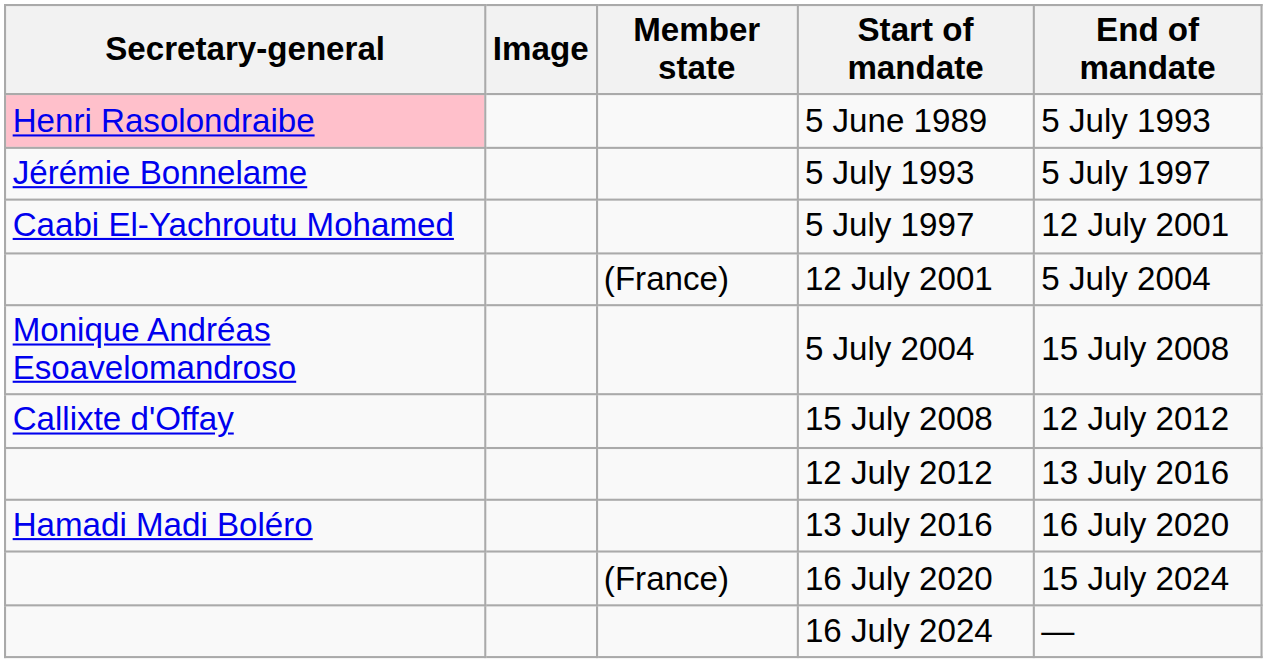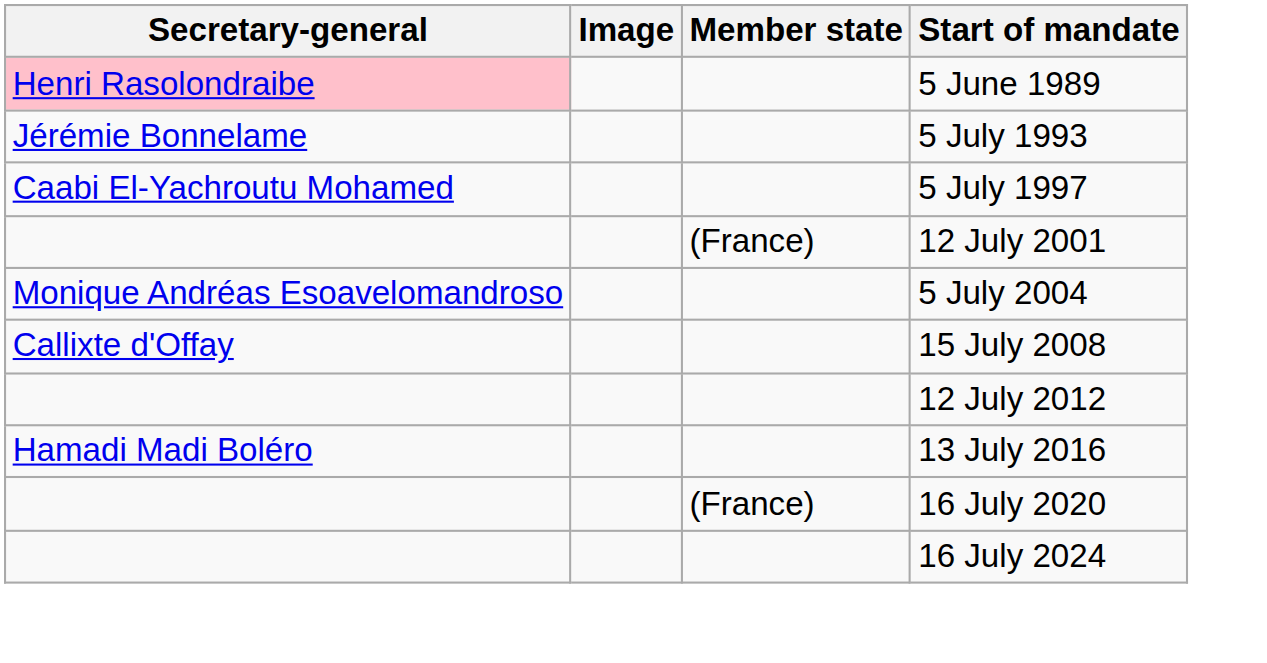- column: (1148, 49)
